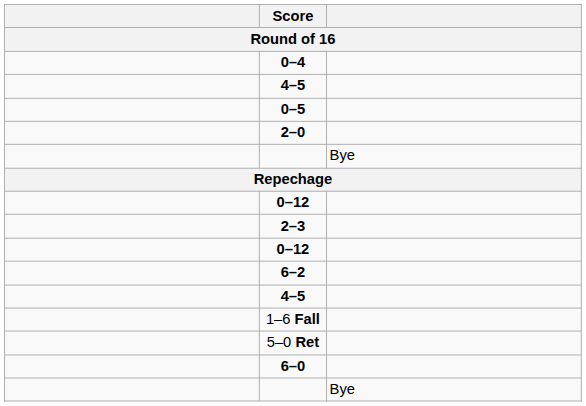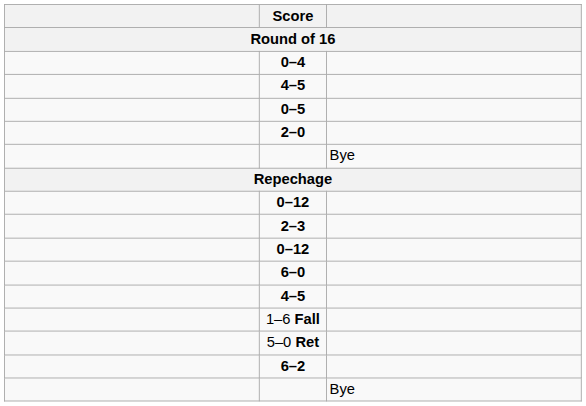rows swapped: (293, 366) <-> (293, 272)
